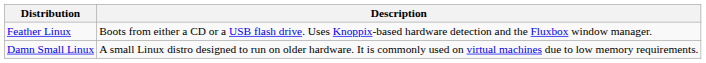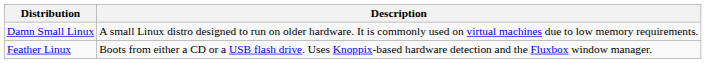rows swapped: (51, 49) <-> (39, 31)
